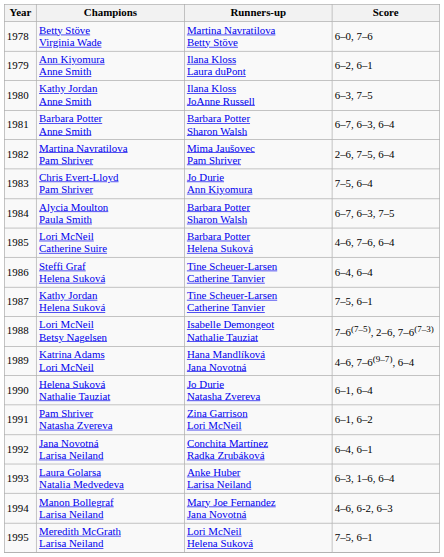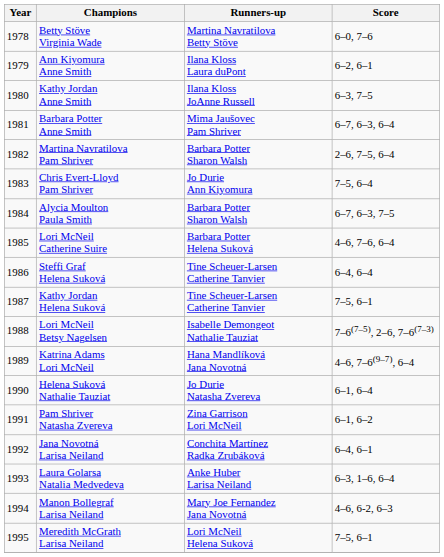(218, 124) Barbara Potter Sharon Walsh -> (221, 124) Mima Jaušovec Pam Shriver
(221, 154) Mima Jaušovec Pam Shriver -> (218, 154) Barbara Potter Sharon Walsh
